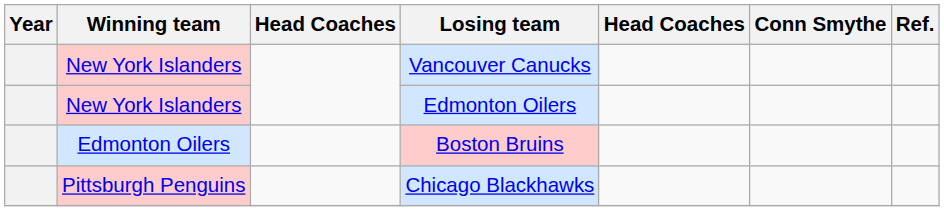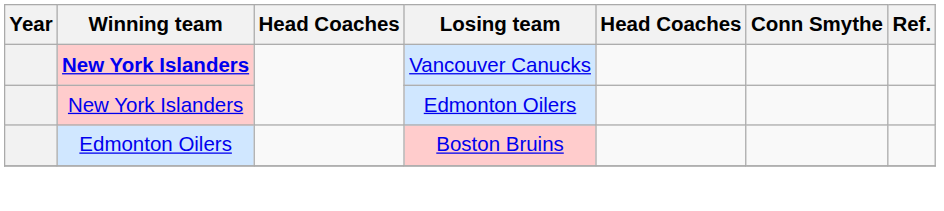(154, 64) normal -> (156, 64) bold
- row: (500, 185)
